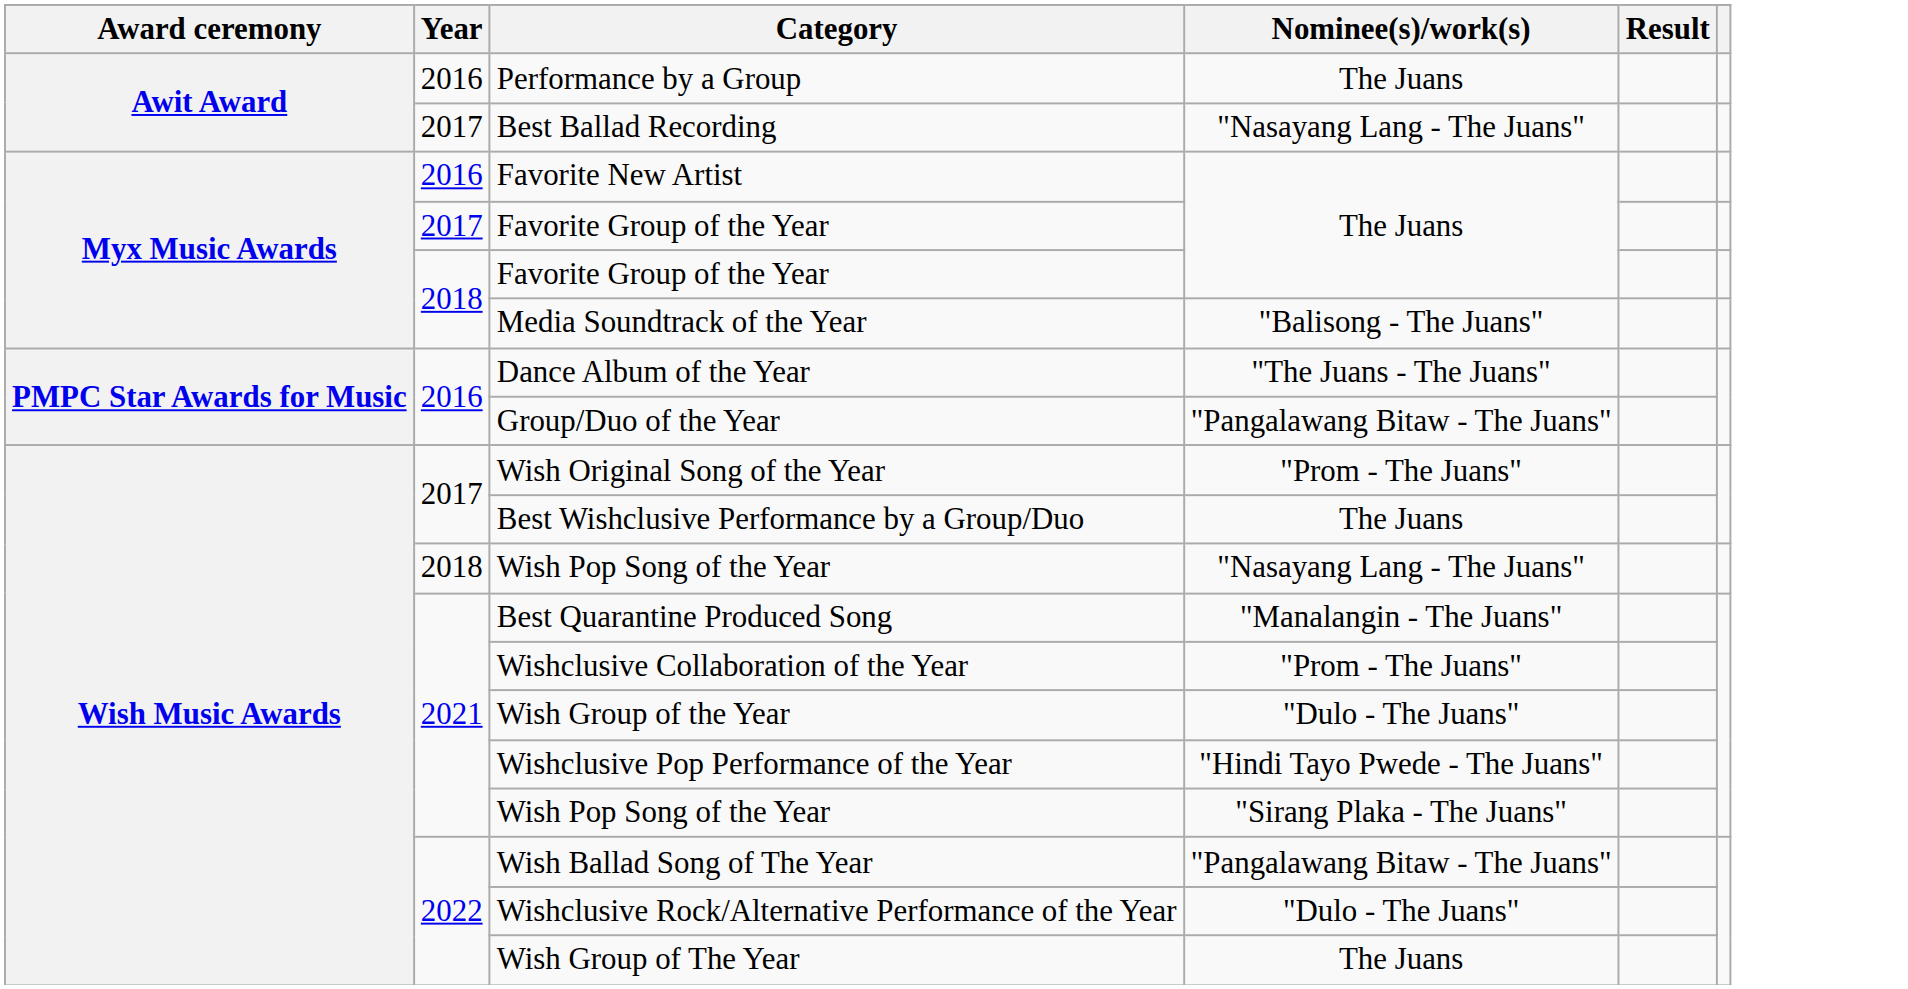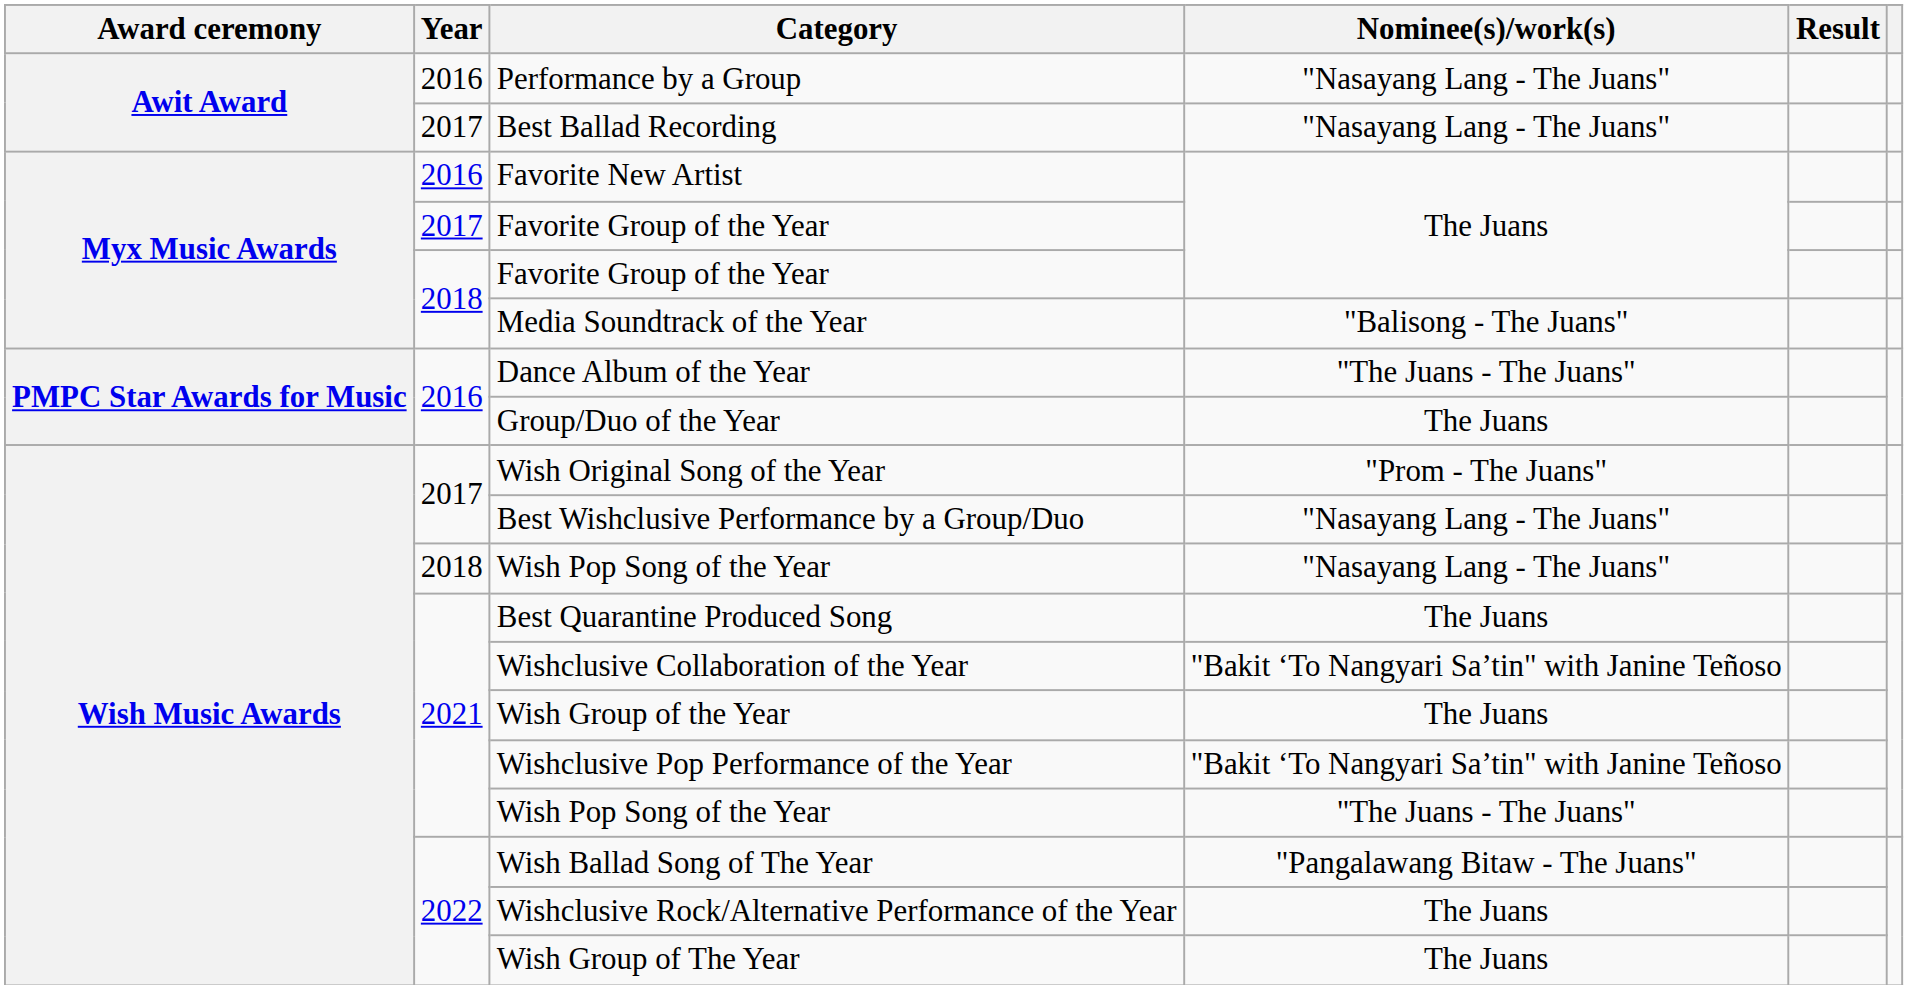(1401, 77) The Juans -> (1486, 77) "Nasayang Lang - The Juans"
(1401, 420) "Pangalawang Bitaw - The Juans" -> (1486, 420) The Juans
(1401, 518) The Juans -> (1486, 518) "Nasayang Lang - The Juans"
(1401, 616) "Manalangin - The Juans" -> (1486, 616) The Juans
(1401, 665) "Prom - The Juans" -> (1486, 665) "Bakit ‘To Nangyari Sa’tin" with Janine Teñoso
(1401, 714) "Dulo - The Juans" -> (1486, 714) The Juans
(1401, 763) "Hindi Tayo Pwede - The Juans" -> (1486, 763) "Bakit ‘To Nangyari Sa’tin" with Janine Teñoso
(1401, 812) "Sirang Plaka - The Juans" -> (1486, 812) "The Juans - The Juans"
(1401, 910) "Dulo - The Juans" -> (1486, 910) The Juans
